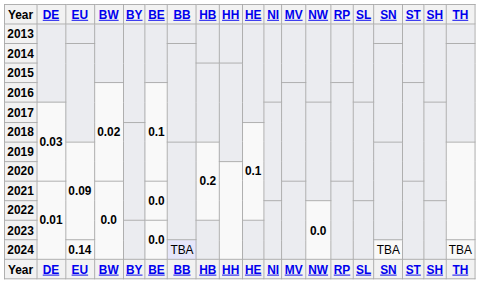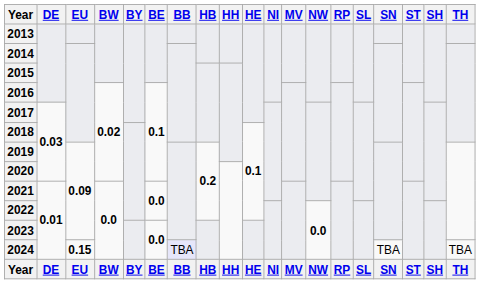(80, 249) 0.14 -> (80, 249) 0.15
